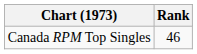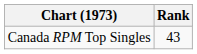(173, 37) 46 -> (173, 37) 43
